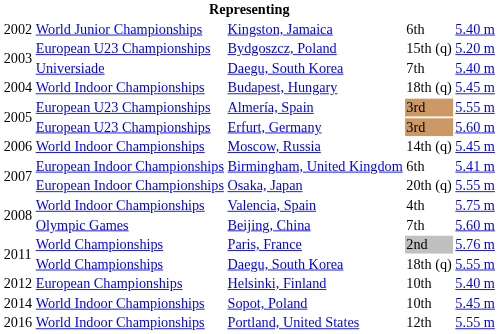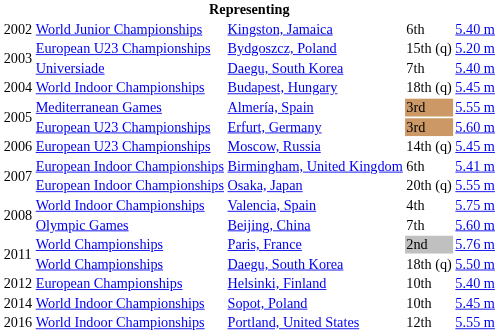(123, 107) European U23 Championships -> (99, 107) Mediterranean Games
(120, 146) World Indoor Championships -> (123, 146) European U23 Championships
(475, 264) 5.55 m -> (475, 264) 5.50 m
